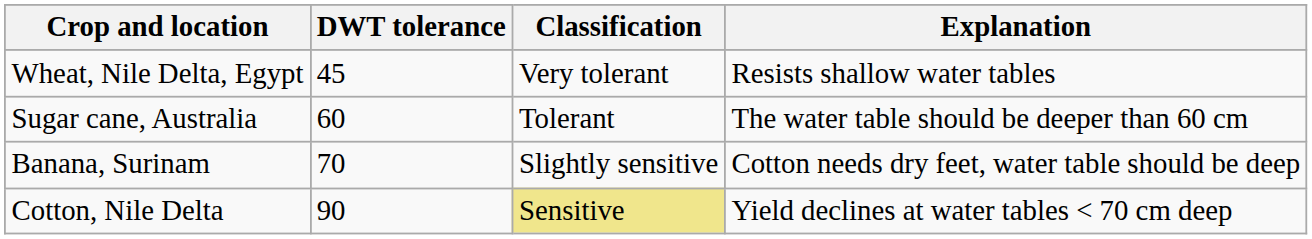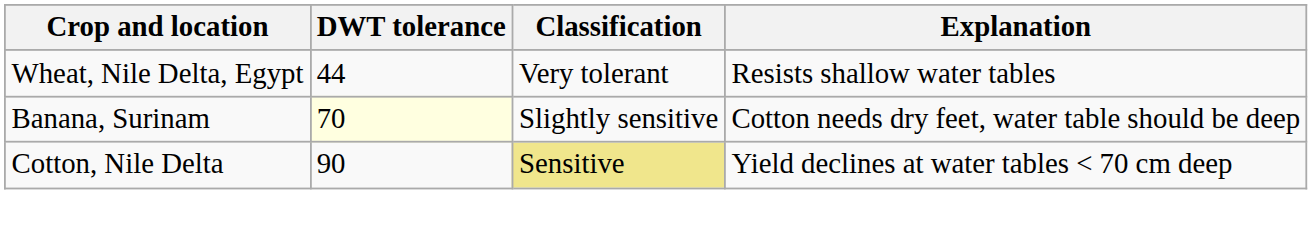(331, 73) 45 -> (331, 73) 44
- row: (134, 118)
(331, 164) no background -> (331, 118) lightyellow background
